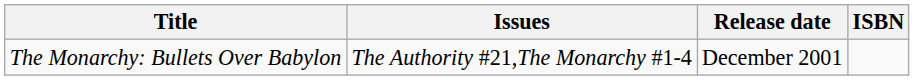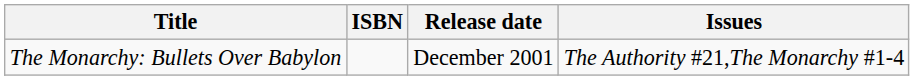columns swapped: (878, 22) <-> (522, 22)
